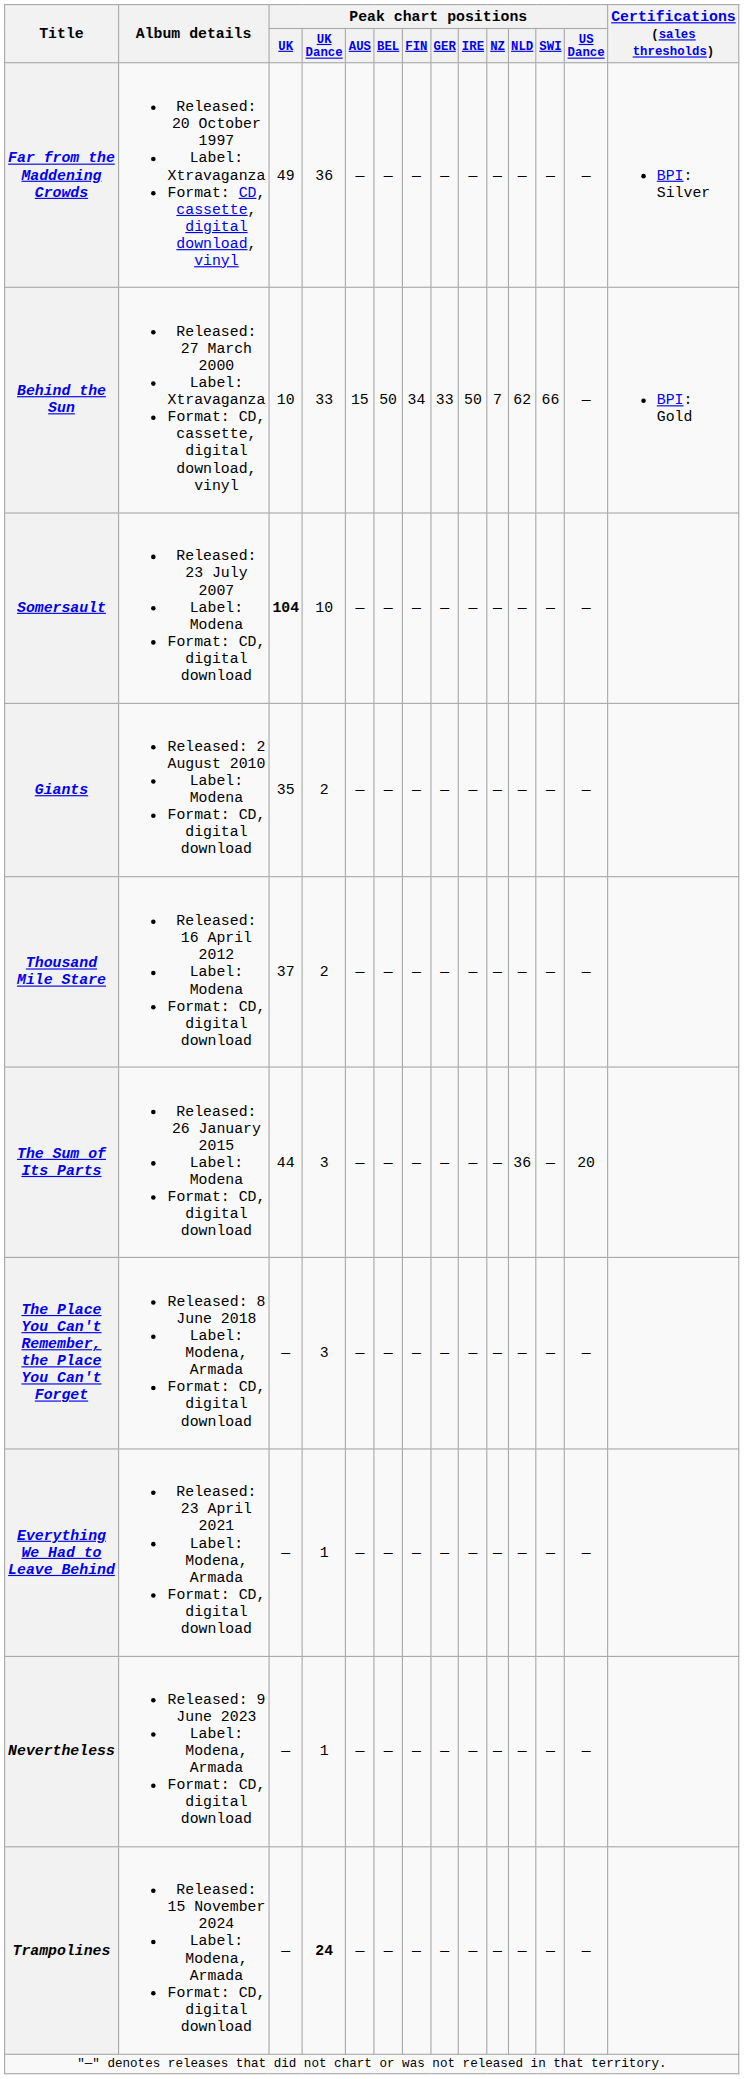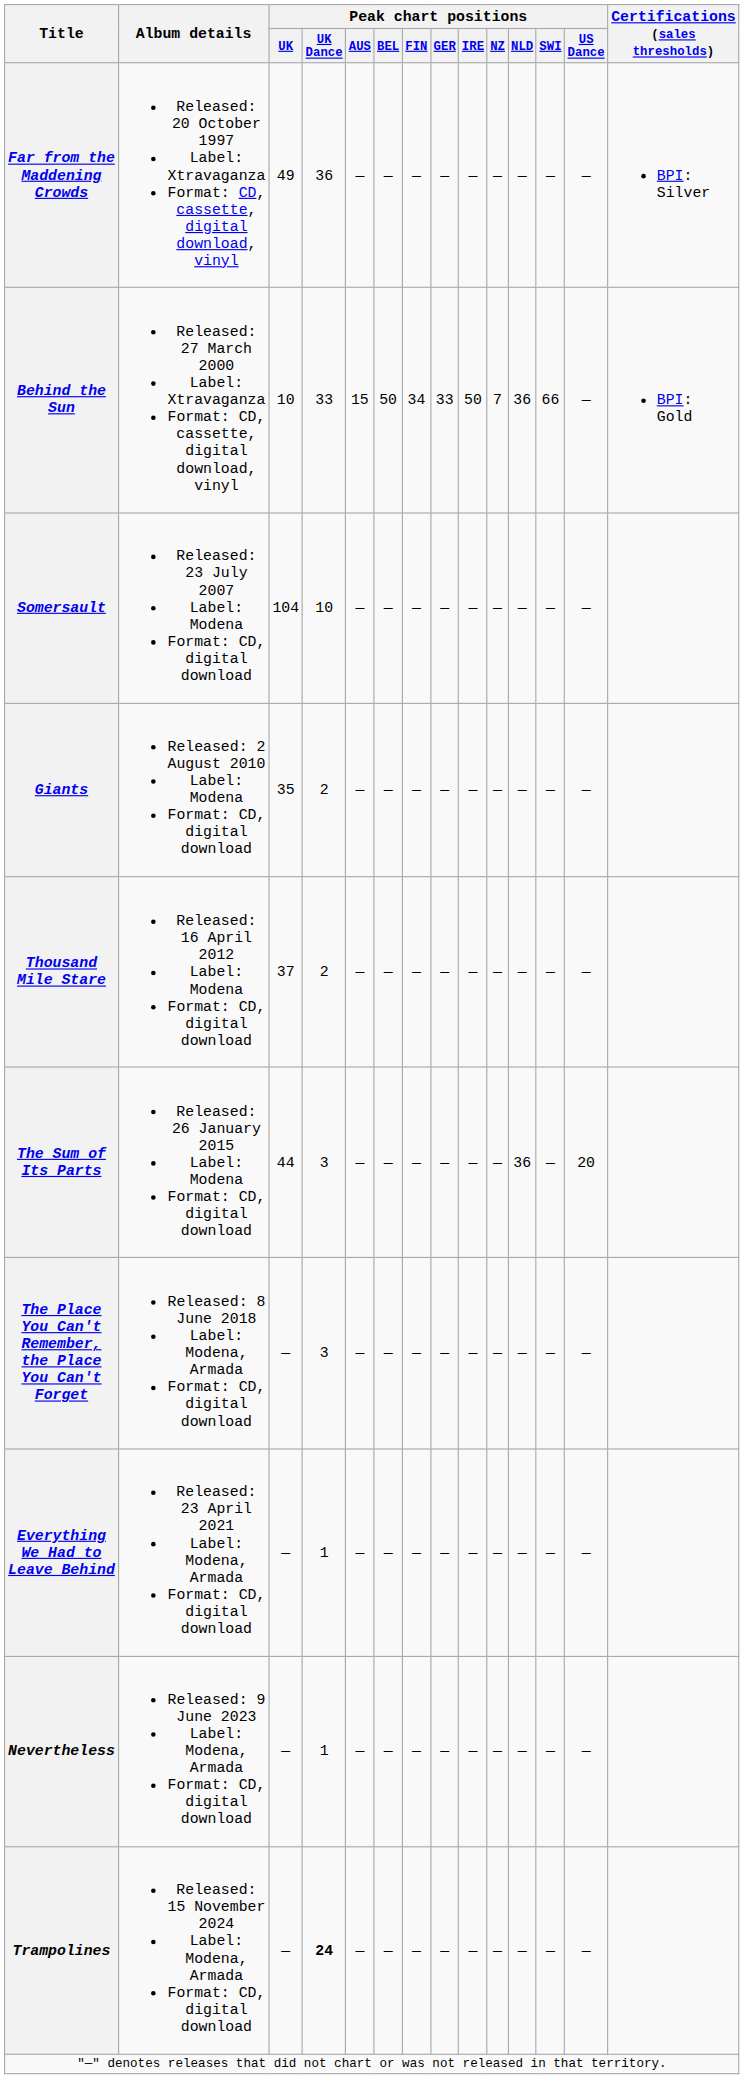(522, 400) 62 -> (522, 400) 36
(286, 608) bold -> (286, 608) normal
